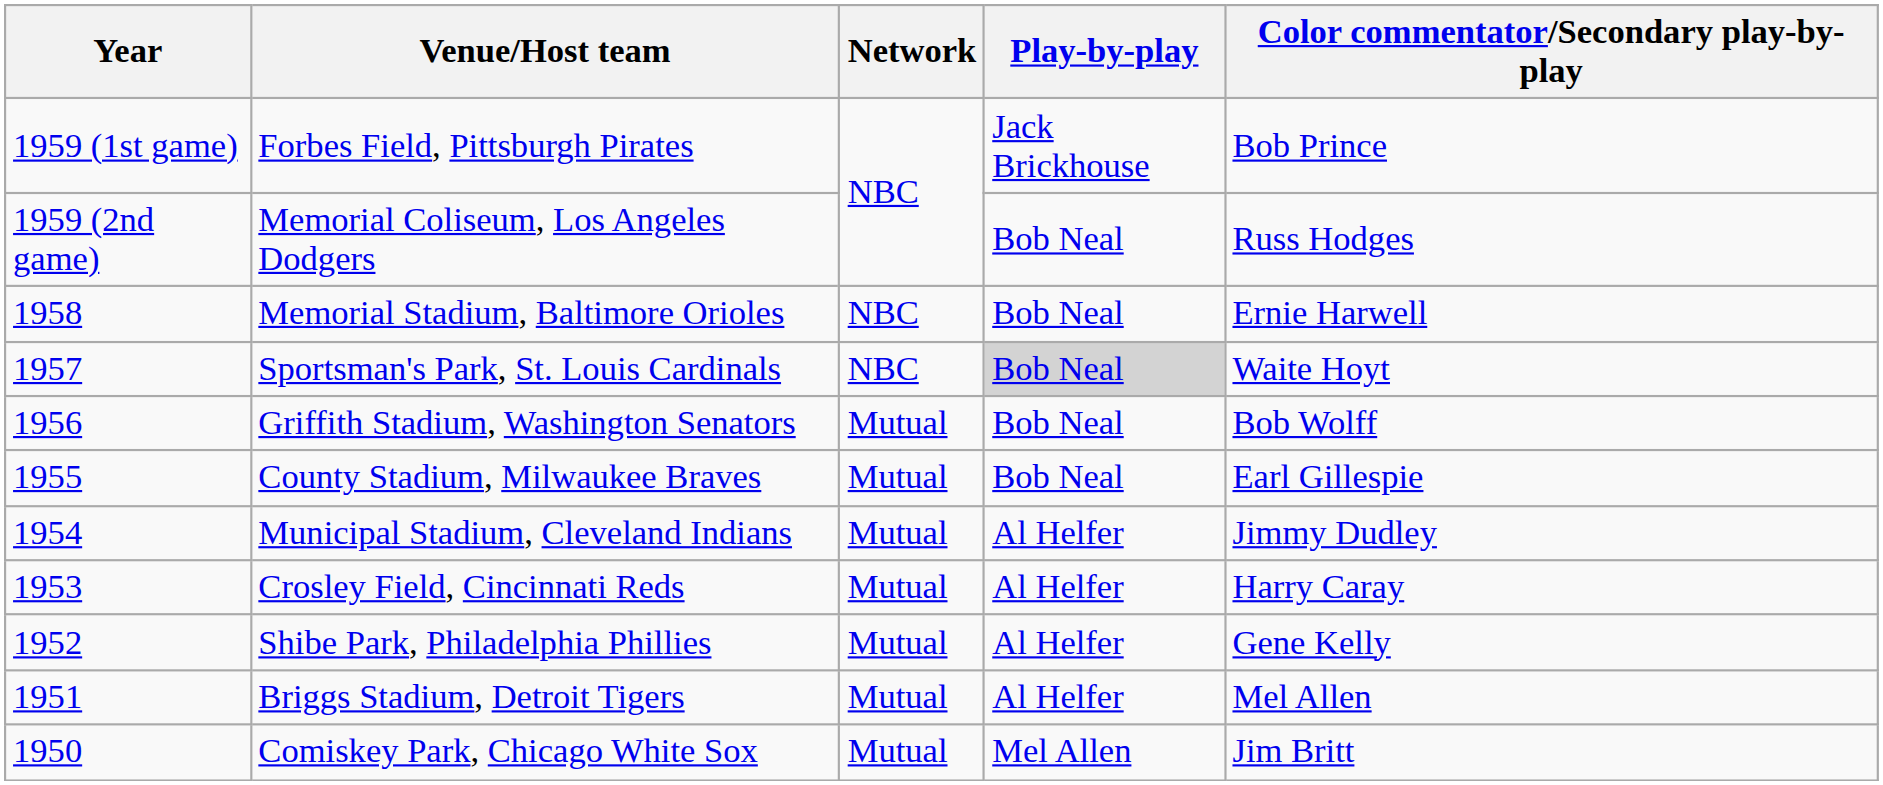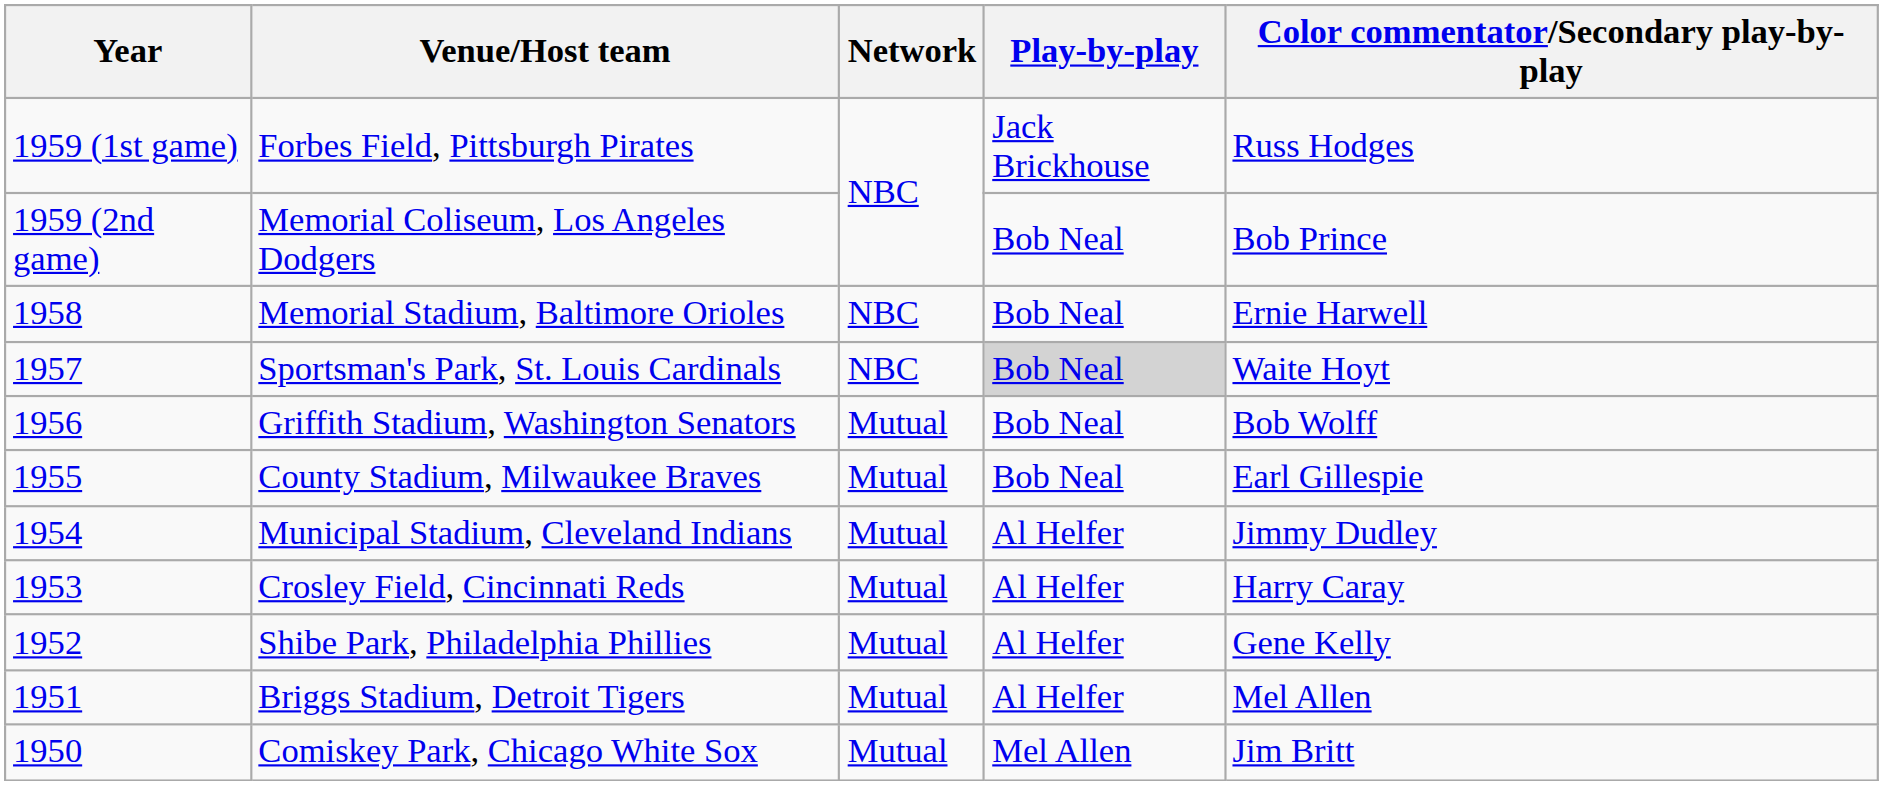(1310, 145) Bob Prince -> (1323, 145) Russ Hodges
(1323, 238) Russ Hodges -> (1310, 238) Bob Prince
